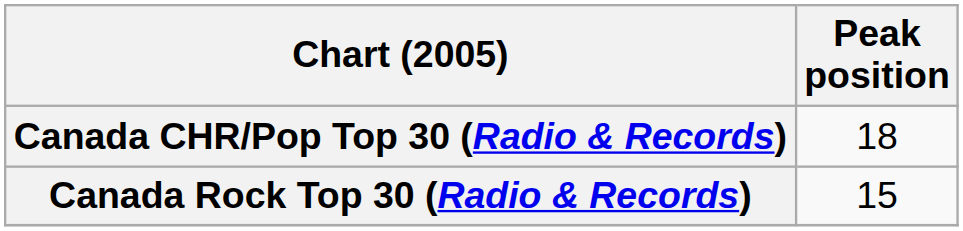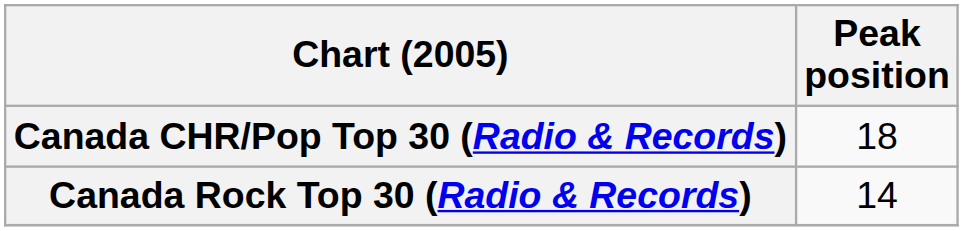(877, 195) 15 -> (877, 195) 14
